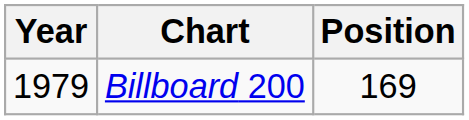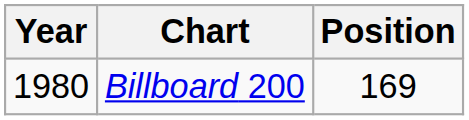(51, 85) 1979 -> (51, 85) 1980
